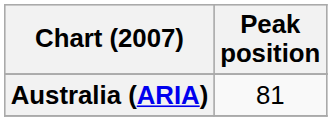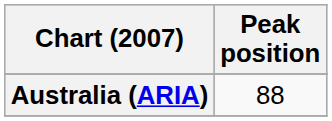(270, 94) 81 -> (270, 94) 88
